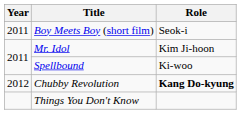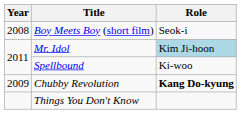(18, 30) 2011 -> (18, 30) 2008
(186, 48) no background -> (186, 48) lightblue background
(18, 83) 2012 -> (18, 83) 2009
